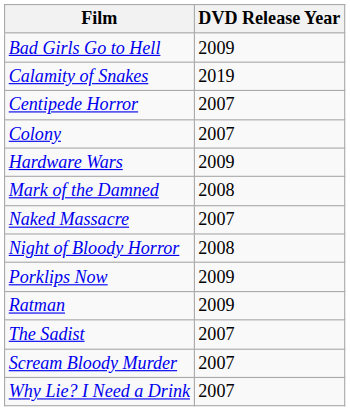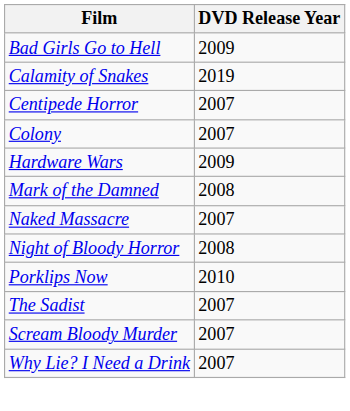(216, 276) 2009 -> (216, 276) 2010
- row: (37, 305)
